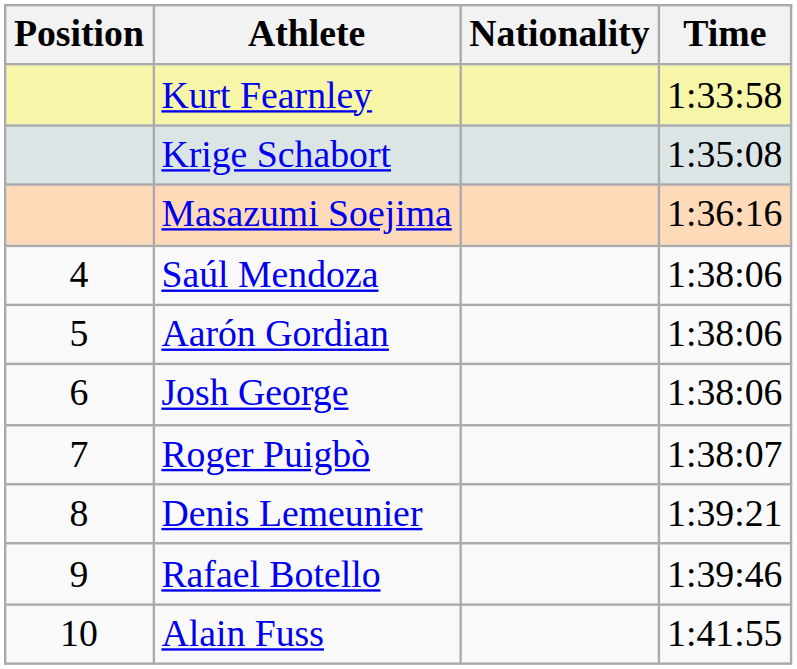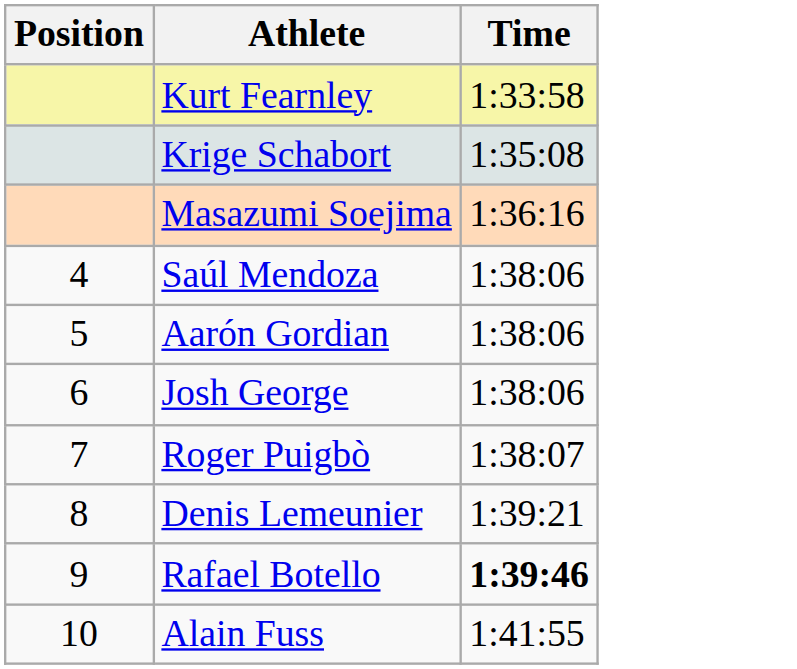- column: (560, 34)
(725, 573) normal -> (529, 573) bold
